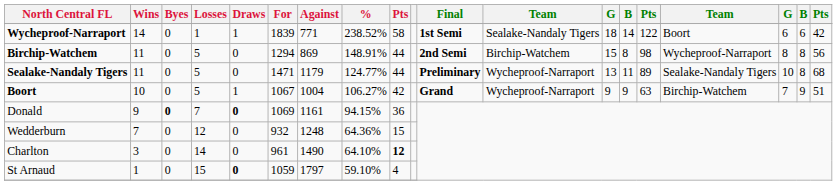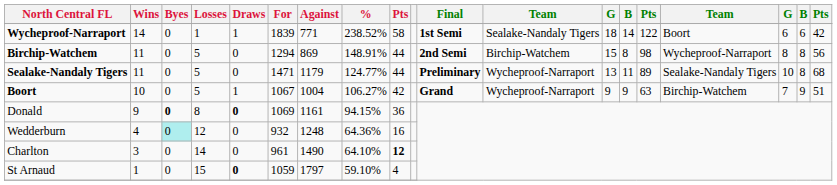(197, 111) 7 -> (197, 111) 8
(136, 130) 7 -> (136, 130) 4
(168, 130) no background -> (168, 130) paleturquoise background
(398, 130) 15 -> (398, 130) 16
